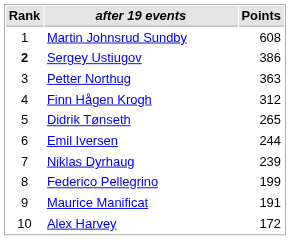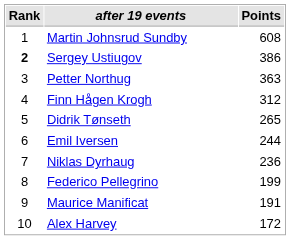(270, 161) 239 -> (270, 161) 236
